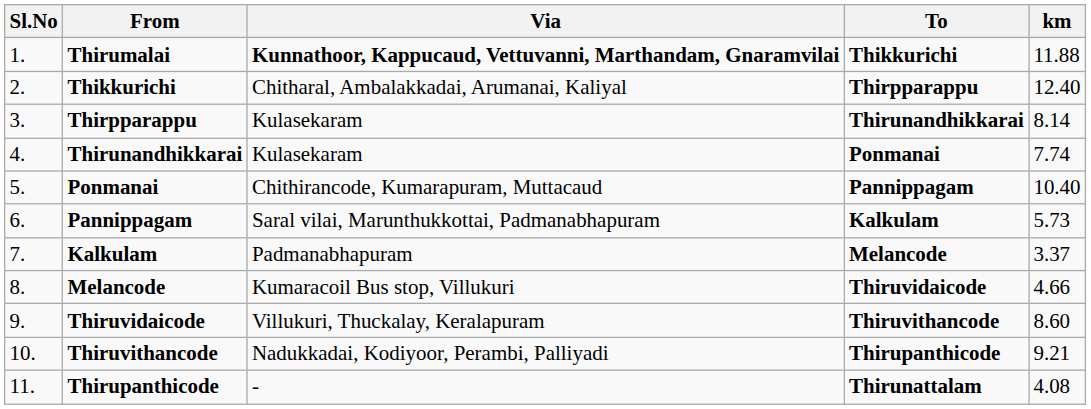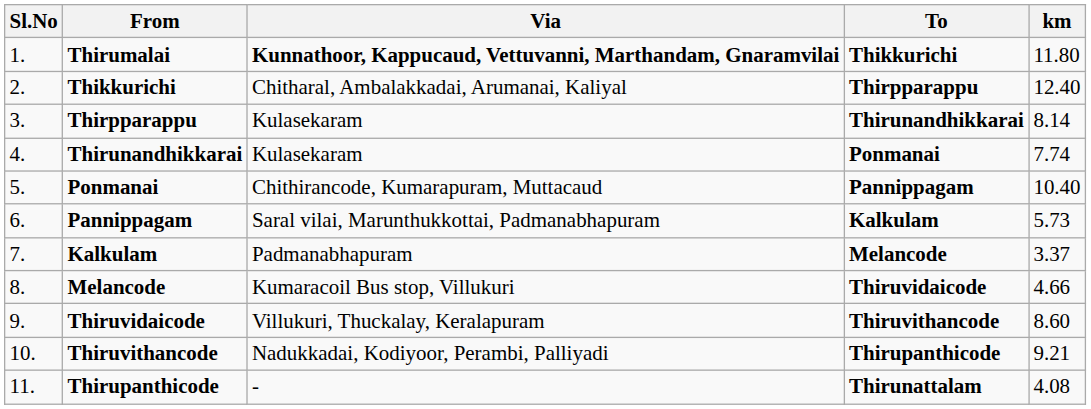(1057, 54) 11.88 -> (1057, 54) 11.80
